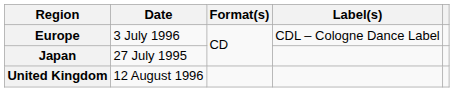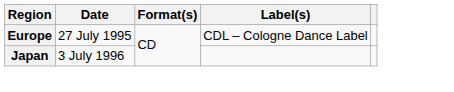(147, 35) 3 July 1996 -> (95, 35) 27 July 1995
(150, 55) 27 July 1995 -> (91, 55) 3 July 1996
- row: (57, 76)
